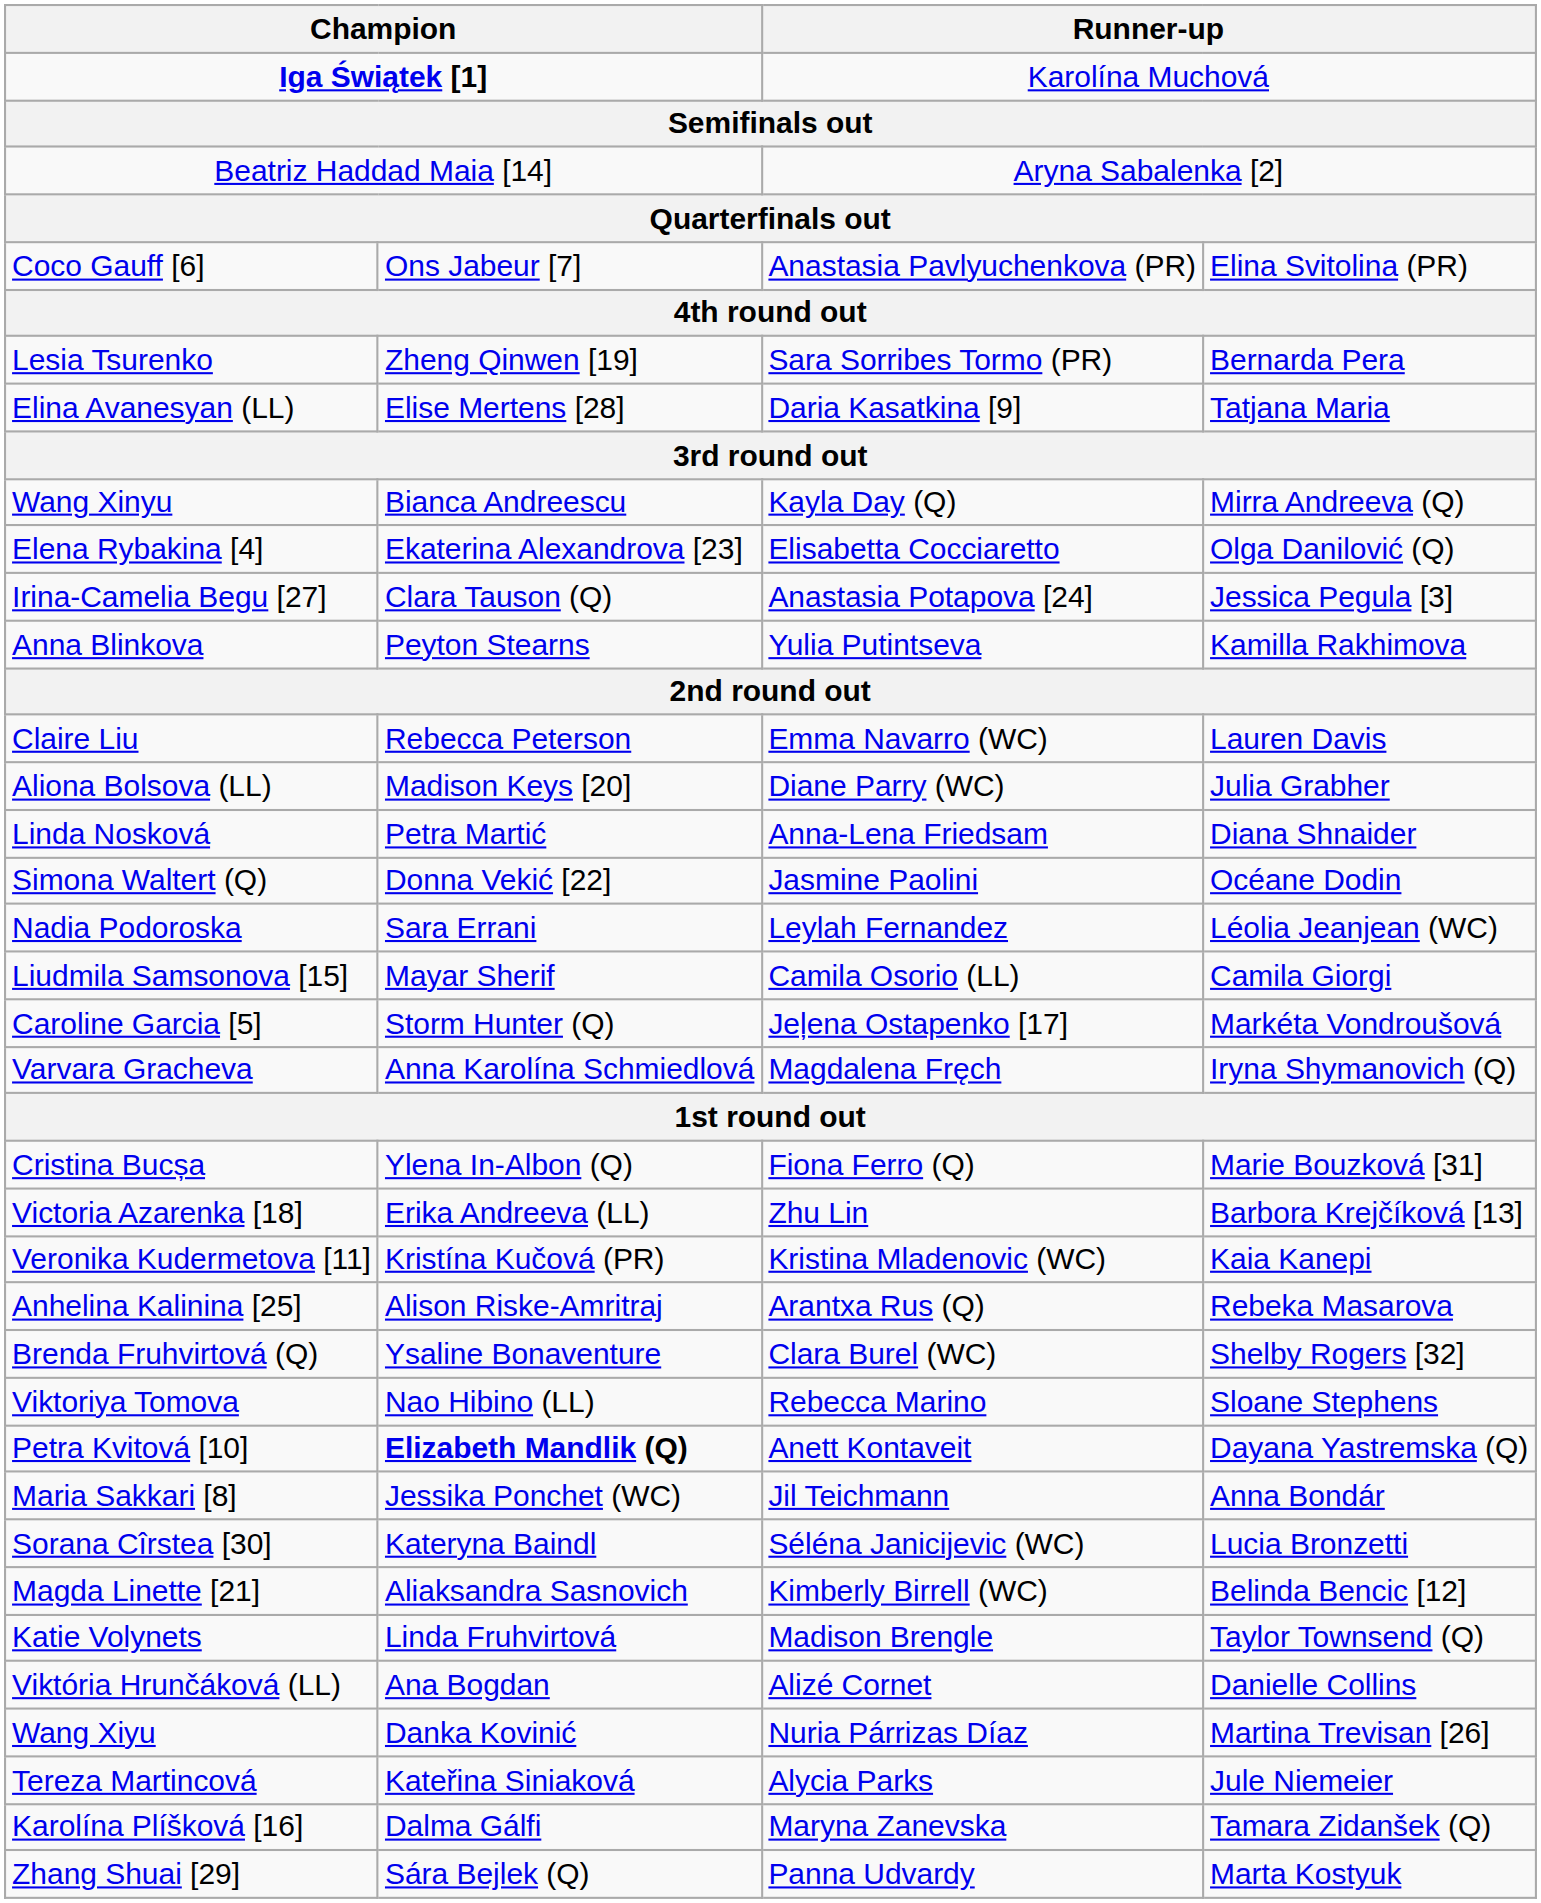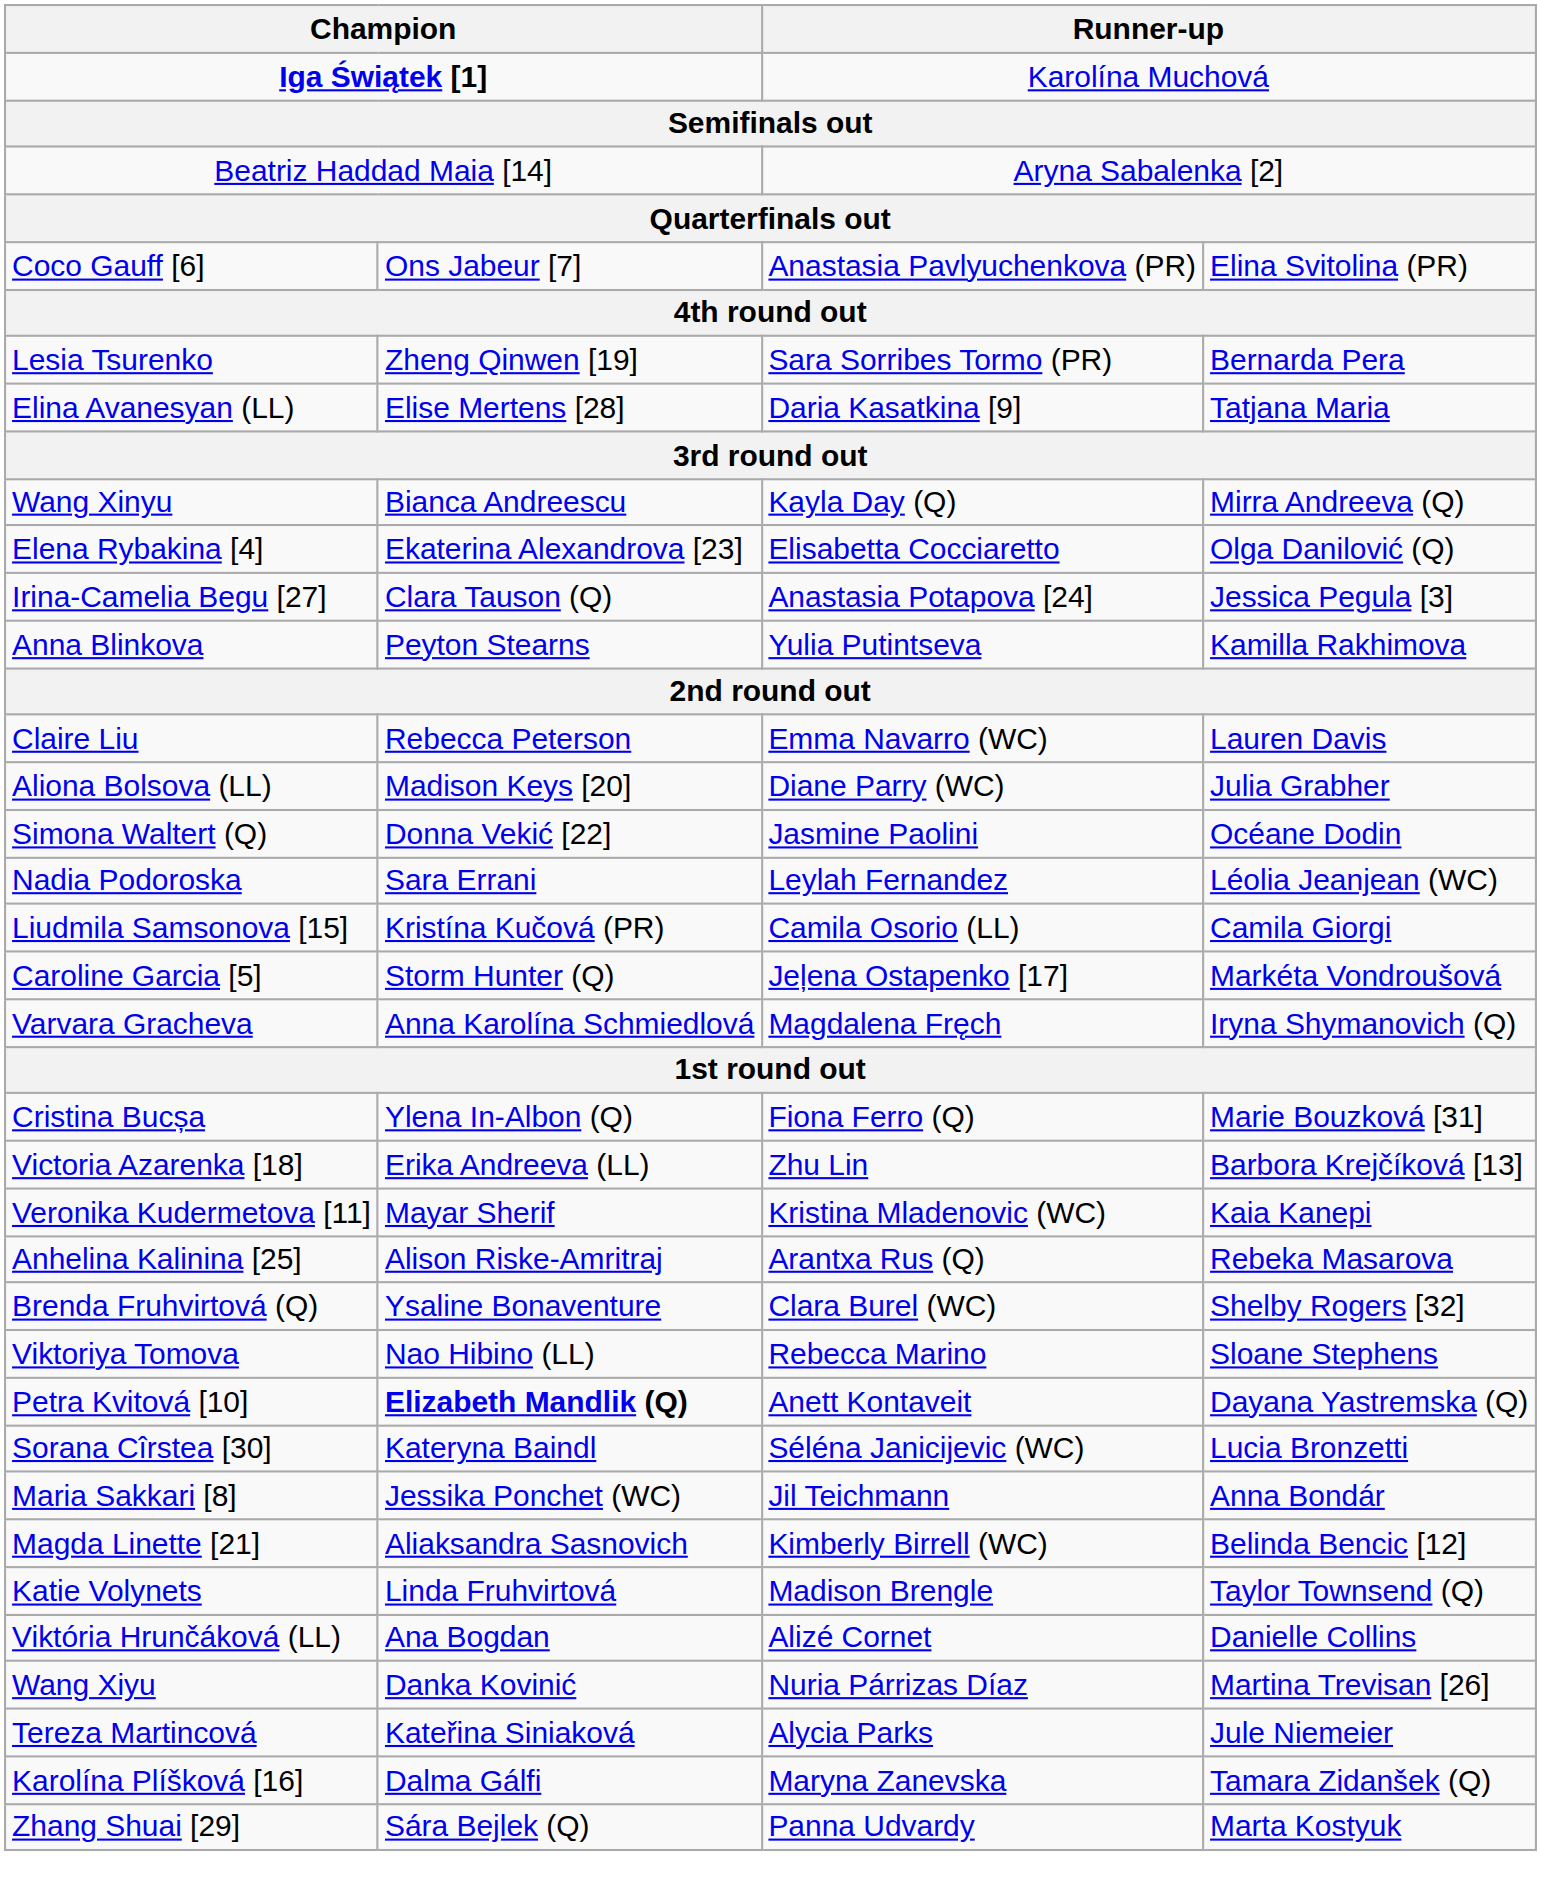- row: (111, 834)
(470, 975) Mayar Sherif -> (525, 928) Kristína Kučová (PR)
(525, 1259) Kristína Kučová (PR) -> (470, 1212) Mayar Sherif
rows swapped: (142, 1543) <-> (124, 1496)
